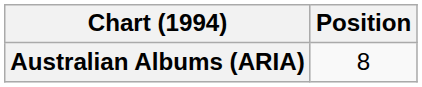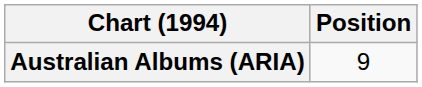(364, 61) 8 -> (364, 61) 9
